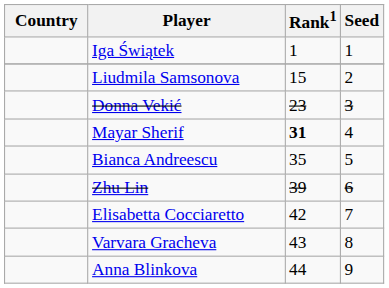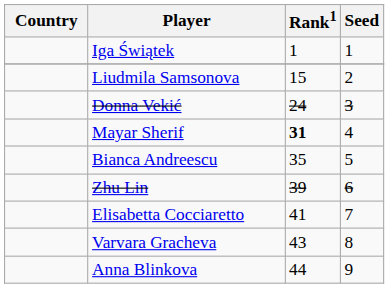(298, 105) 23 -> (298, 105) 24
(298, 214) 42 -> (298, 214) 41
